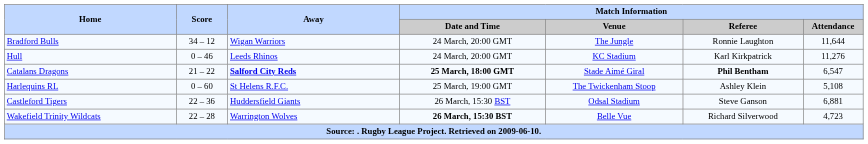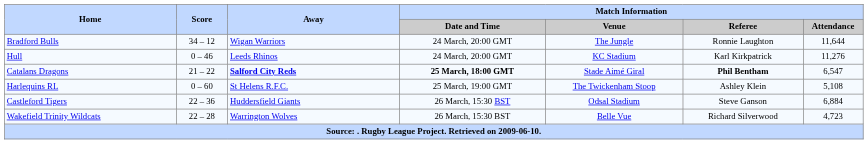(833, 101) 6,881 -> (833, 101) 6,884
(472, 116) bold -> (472, 116) normal
